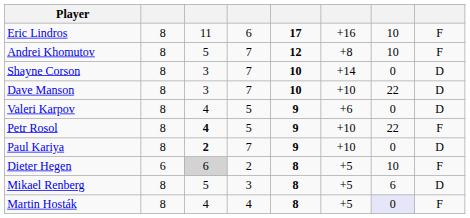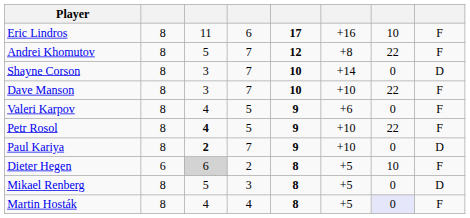(393, 52) 10 -> (393, 52) 22
(440, 90) D -> (440, 90) F
(440, 109) D -> (440, 109) F
(393, 185) 6 -> (393, 185) 0
